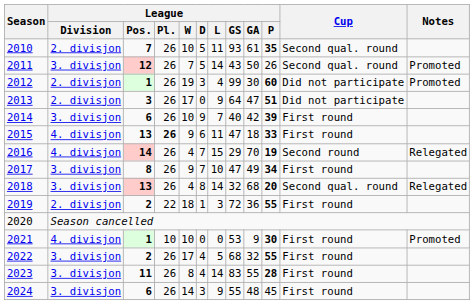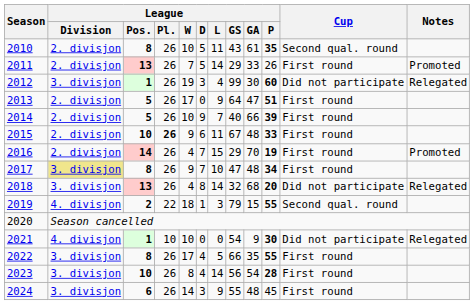(149, 48) 7 -> (149, 48) 8
(235, 48) 93 -> (235, 48) 43
(86, 65) 3. divisjon -> (86, 65) 2. divisjon
(145, 65) 12 -> (145, 65) 13
(235, 65) 43 -> (235, 65) 29
(253, 65) 50 -> (253, 65) 33
(340, 65) Second qual. round -> (318, 65) First round
(86, 83) 2. divisjon -> (86, 83) 3. divisjon
(435, 83) Promoted -> (438, 83) Relegated
(149, 100) 3 -> (149, 100) 5
(343, 100) Did not participate -> (318, 100) First round
(86, 117) 3. divisjon -> (86, 117) 2. divisjon
(149, 117) 6 -> (149, 117) 5
(253, 117) 42 -> (253, 117) 66
(86, 135) 4. divisjon -> (86, 135) 2. divisjon
(145, 135) 13 -> (145, 135) 10
(235, 135) 47 -> (235, 135) 67
(253, 135) 18 -> (253, 135) 48
(86, 152) 4. divisjon -> (86, 152) 2. divisjon
(321, 152) Second round -> (318, 152) First round
(438, 152) Relegated -> (435, 152) Promoted
(86, 169) no background -> (86, 169) khaki background
(253, 169) 49 -> (253, 169) 48
(340, 187) Second qual. round -> (343, 187) Did not participate
(86, 204) 2. divisjon -> (86, 204) 4. divisjon
(235, 204) 72 -> (235, 204) 79
(253, 204) 36 -> (253, 204) 15
(318, 204) First round -> (340, 204) Second qual. round
(235, 239) 53 -> (235, 239) 54
(318, 239) First round -> (343, 239) Did not participate
(435, 239) Promoted -> (438, 239) Relegated
(149, 256) 2 -> (149, 256) 8
(235, 256) 68 -> (235, 256) 66
(253, 256) 32 -> (253, 256) 35
(145, 274) 11 -> (145, 274) 10
(235, 274) 83 -> (235, 274) 56
(253, 274) 55 -> (253, 274) 54
